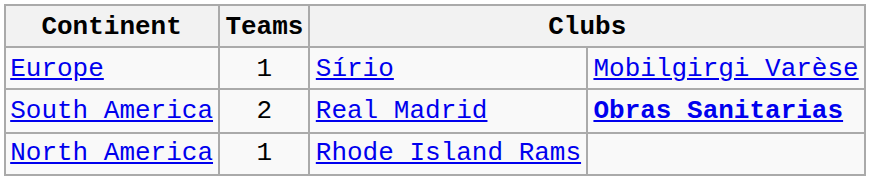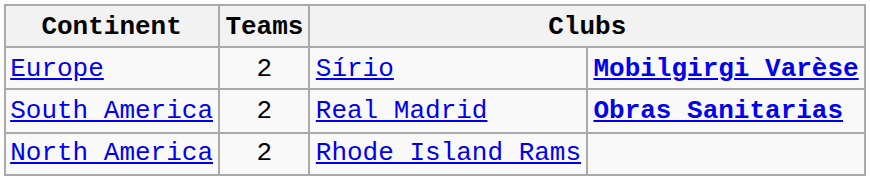(264, 69) 1 -> (264, 69) 2
(726, 69) normal -> (726, 69) bold
(264, 153) 1 -> (264, 153) 2
